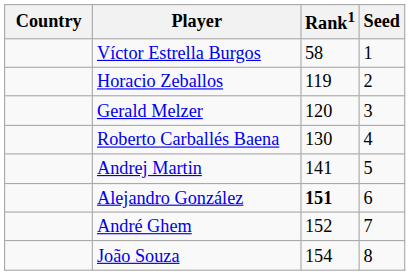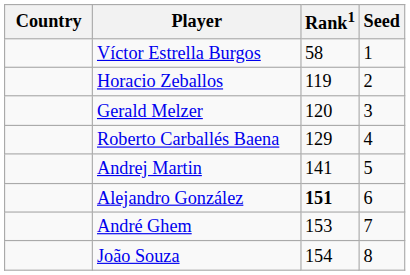(319, 139) 130 -> (319, 139) 129
(319, 226) 152 -> (319, 226) 153
